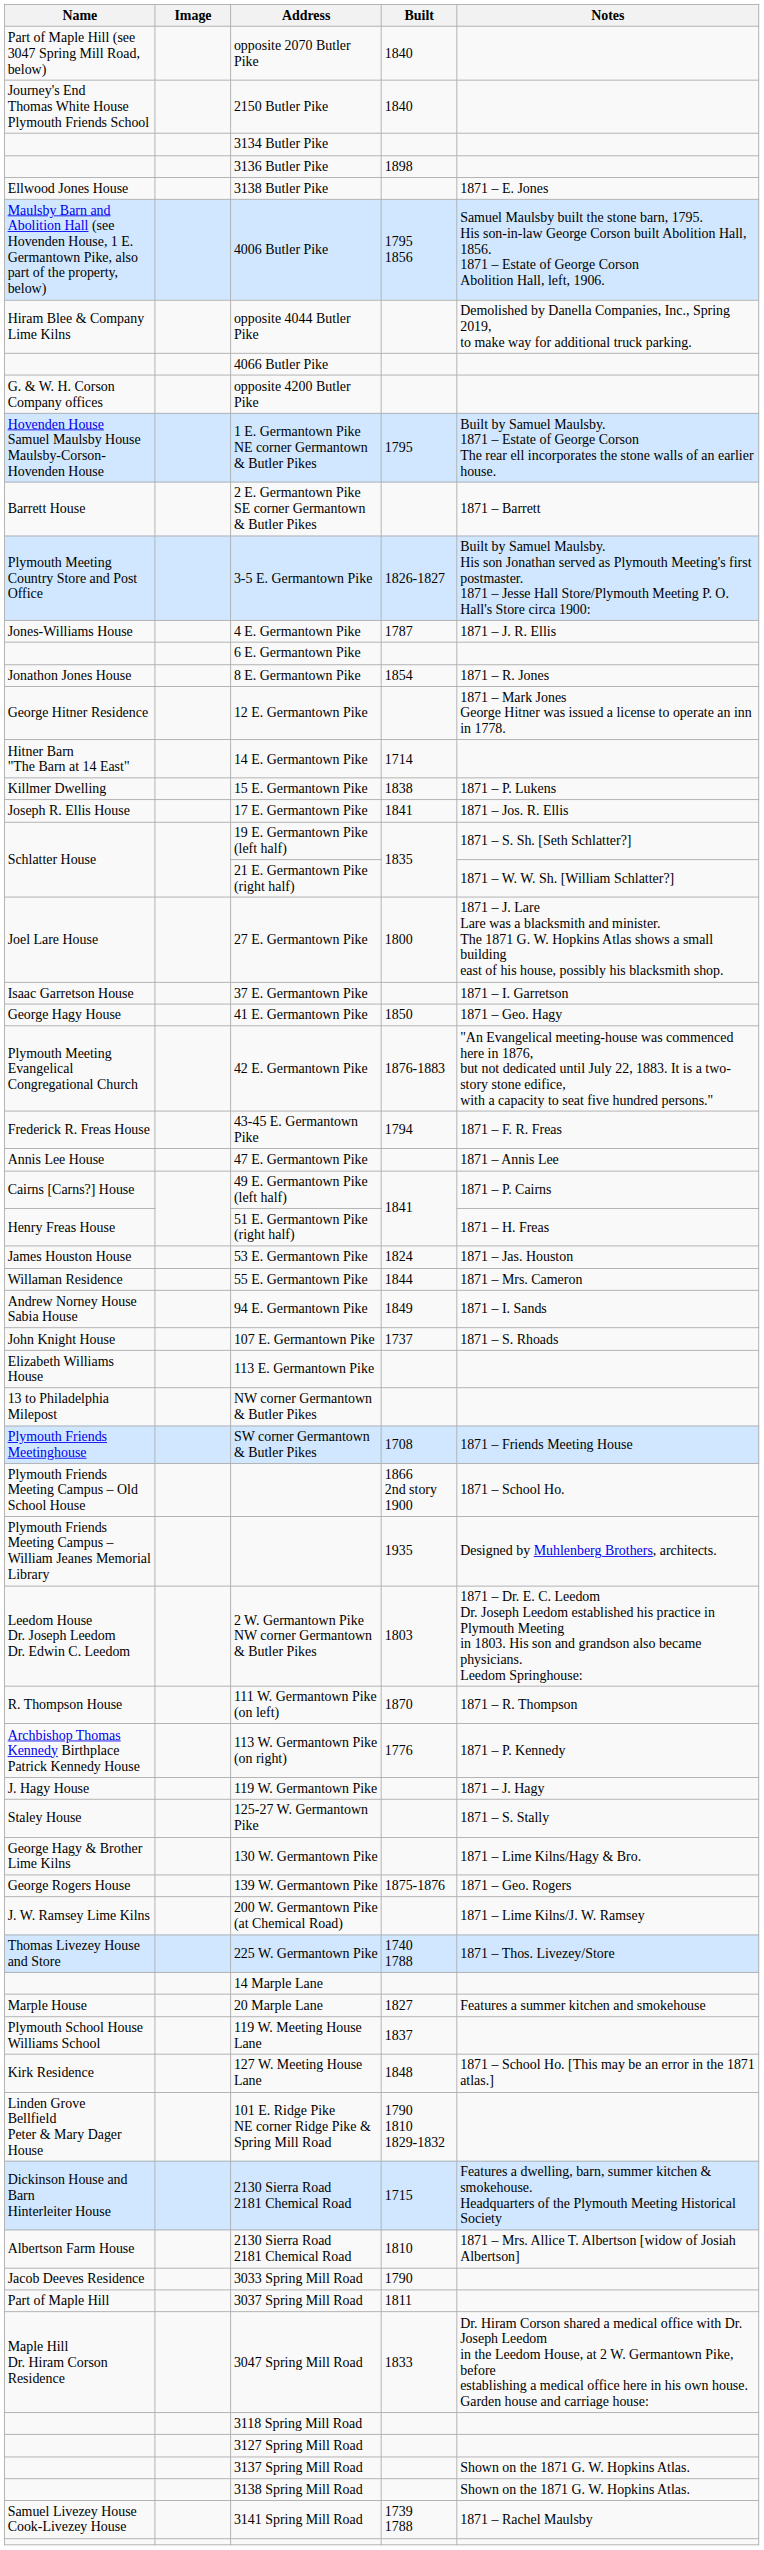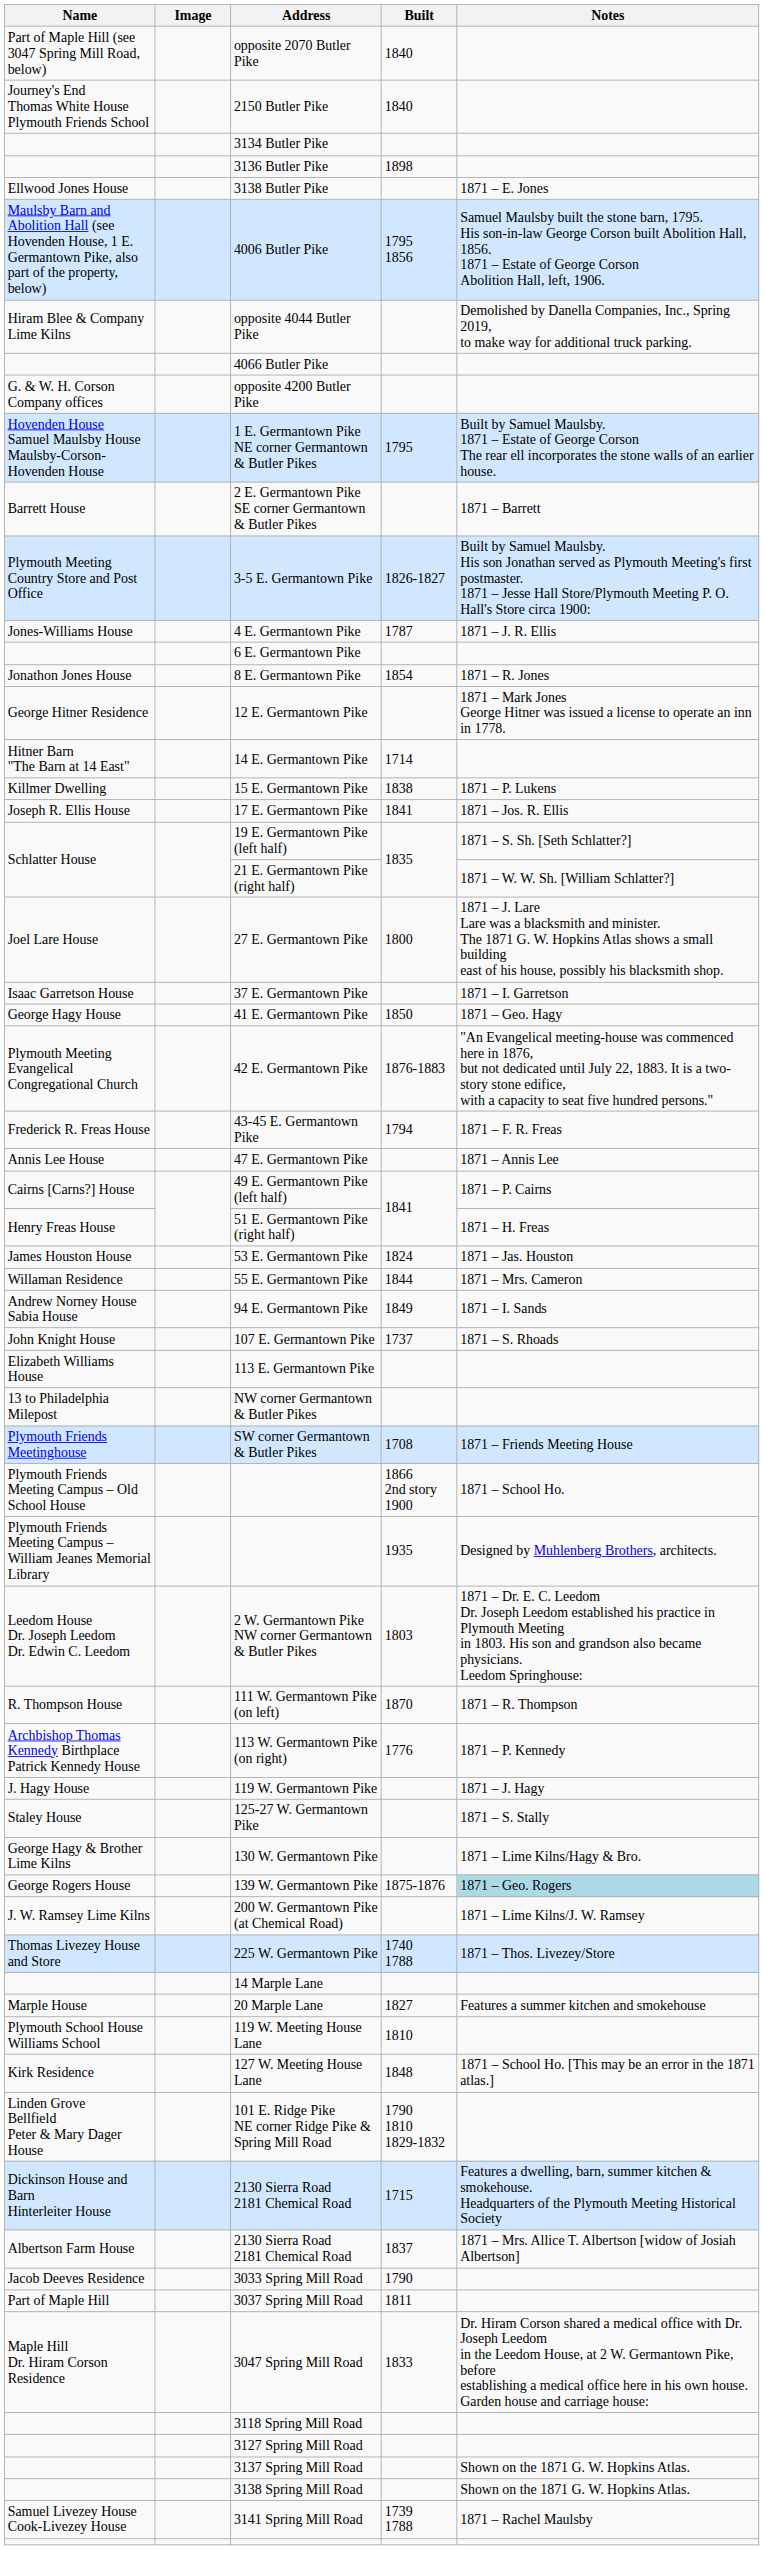(516, 1885) no background -> (516, 1885) lightblue background
(399, 2035) 1837 -> (399, 2035) 1810
(399, 2249) 1810 -> (399, 2249) 1837
